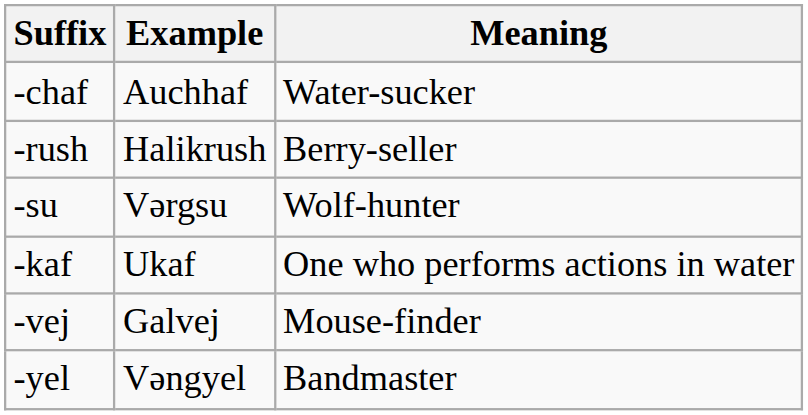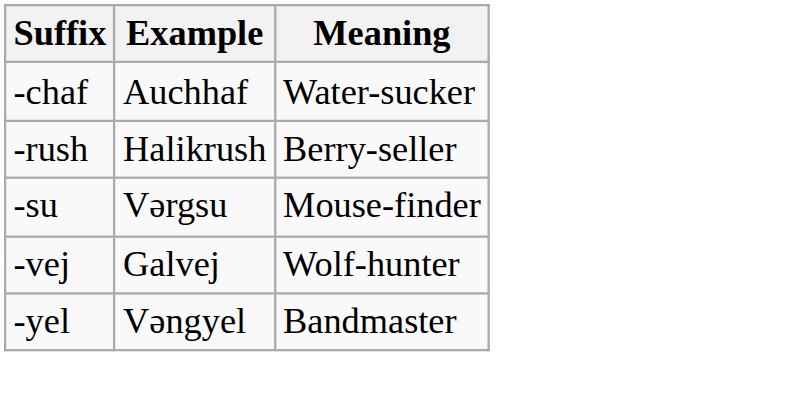(371, 206) Wolf-hunter -> (382, 206) Mouse-finder
- row: (43, 263)
(382, 321) Mouse-finder -> (371, 263) Wolf-hunter
